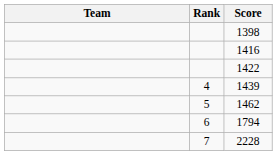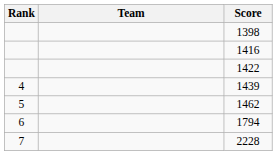columns swapped: (207, 13) <-> (97, 13)
